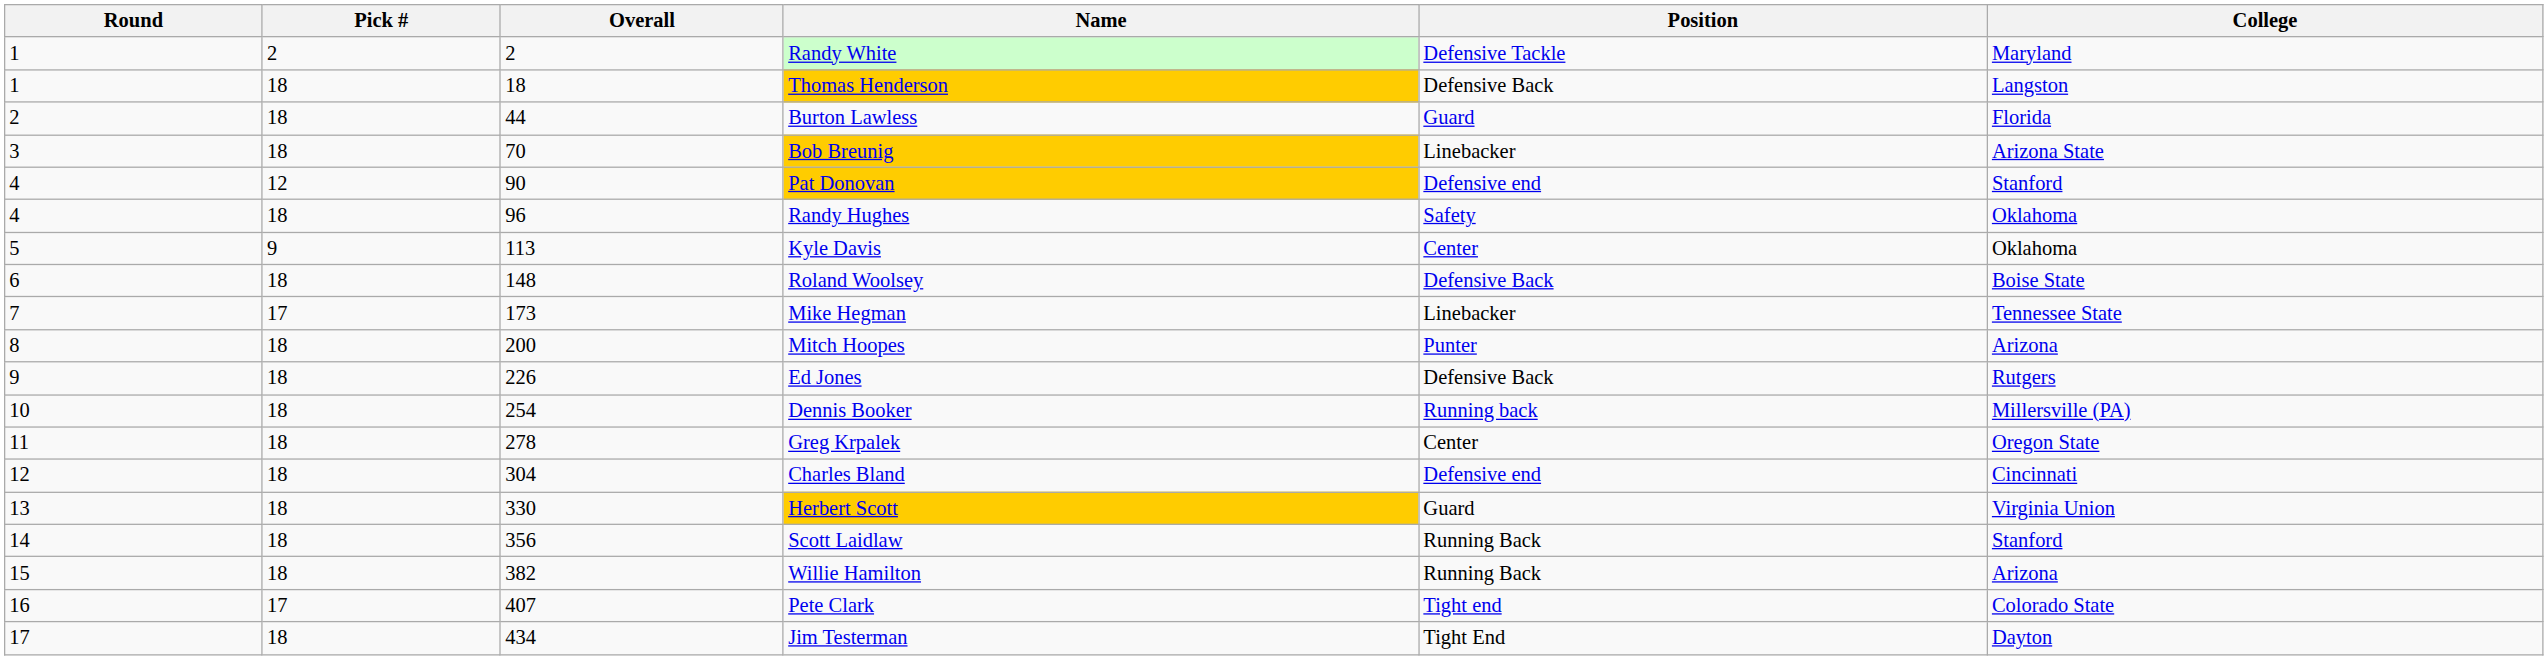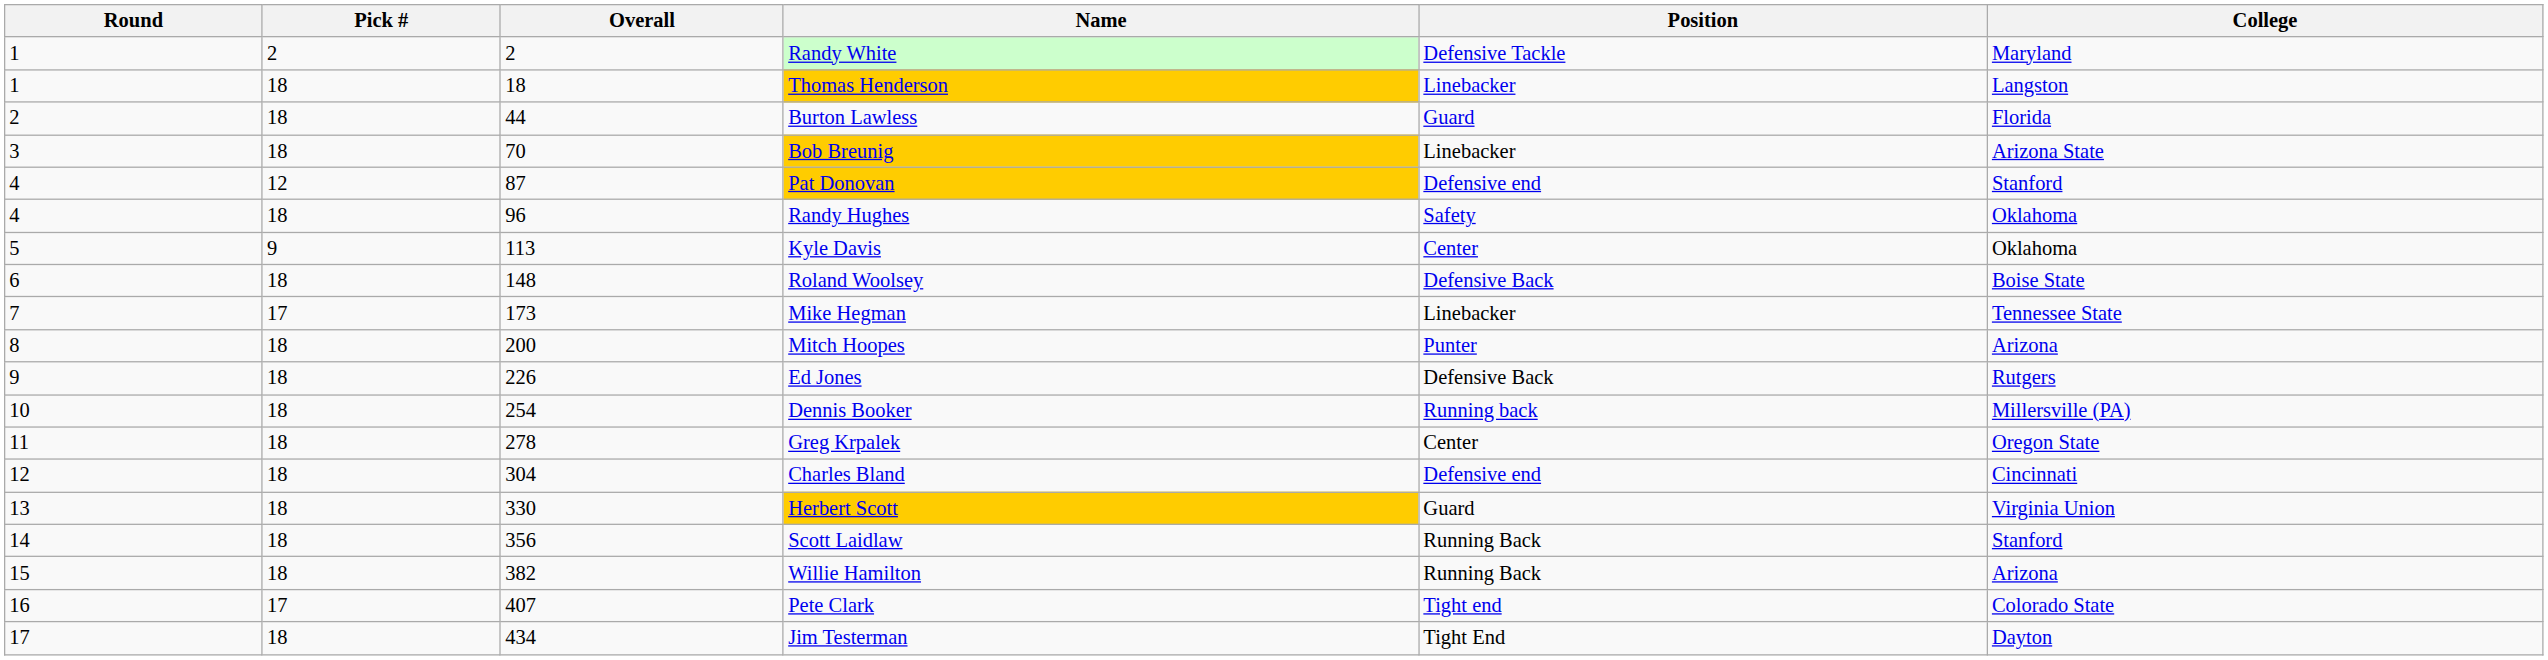(1488, 85) Defensive Back -> (1469, 85) Linebacker
(515, 183) 90 -> (515, 183) 87
